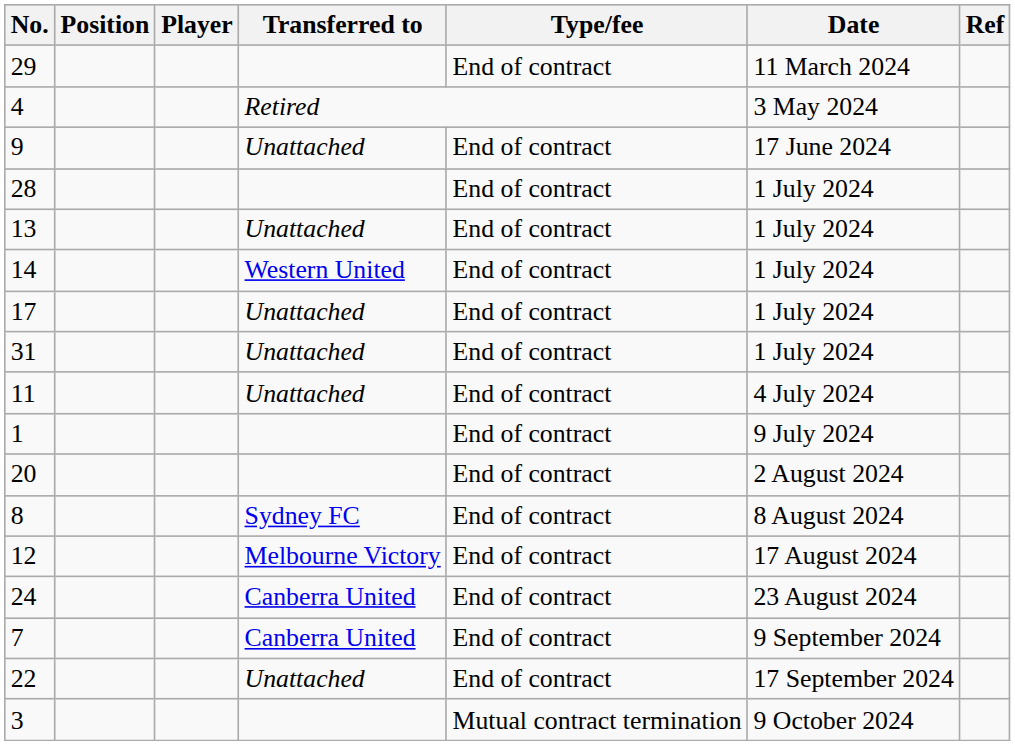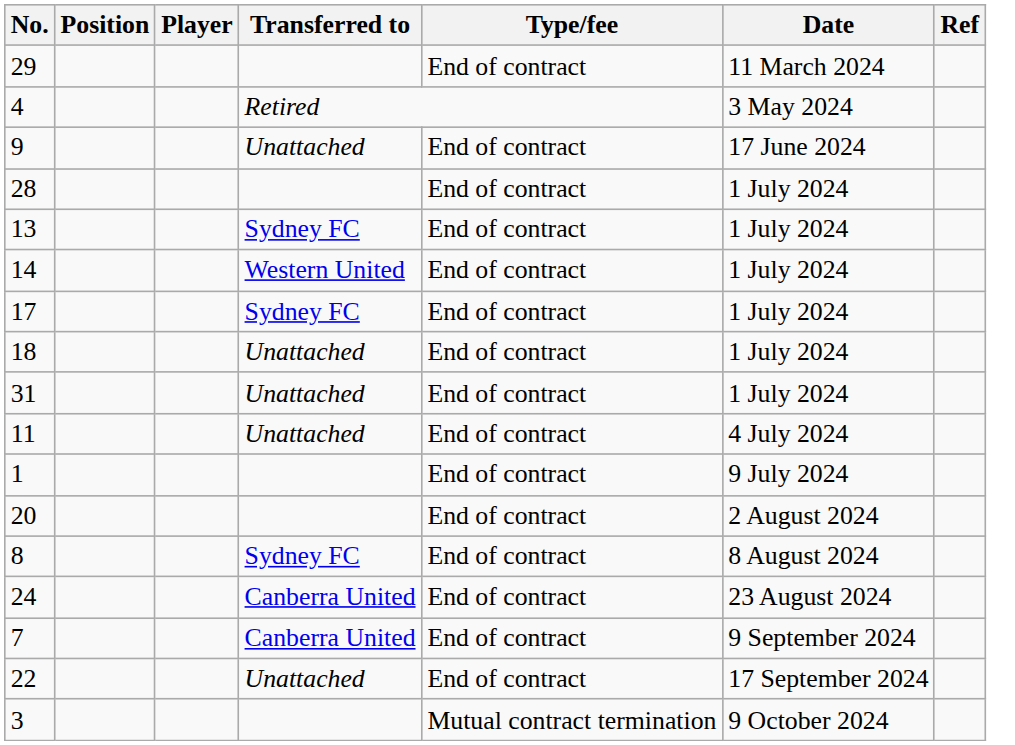(305, 229) Unattached -> (302, 229) Sydney FC
(305, 310) Unattached -> (302, 310) Sydney FC
+ row: (24, 351)
- row: (24, 556)
